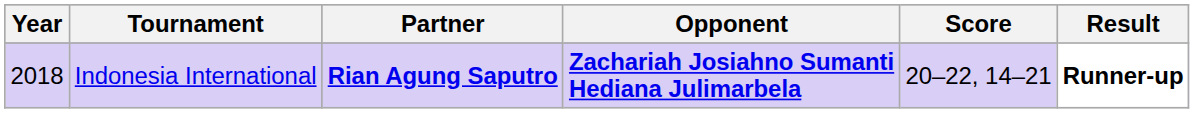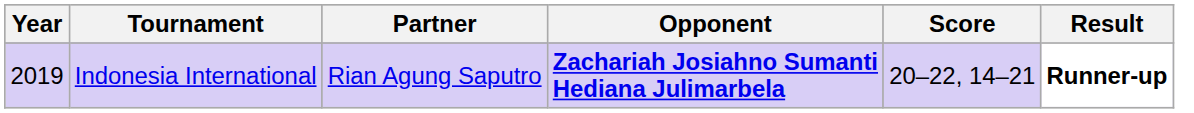(37, 75) 2018 -> (37, 75) 2019
(443, 75) bold -> (435, 75) normal
